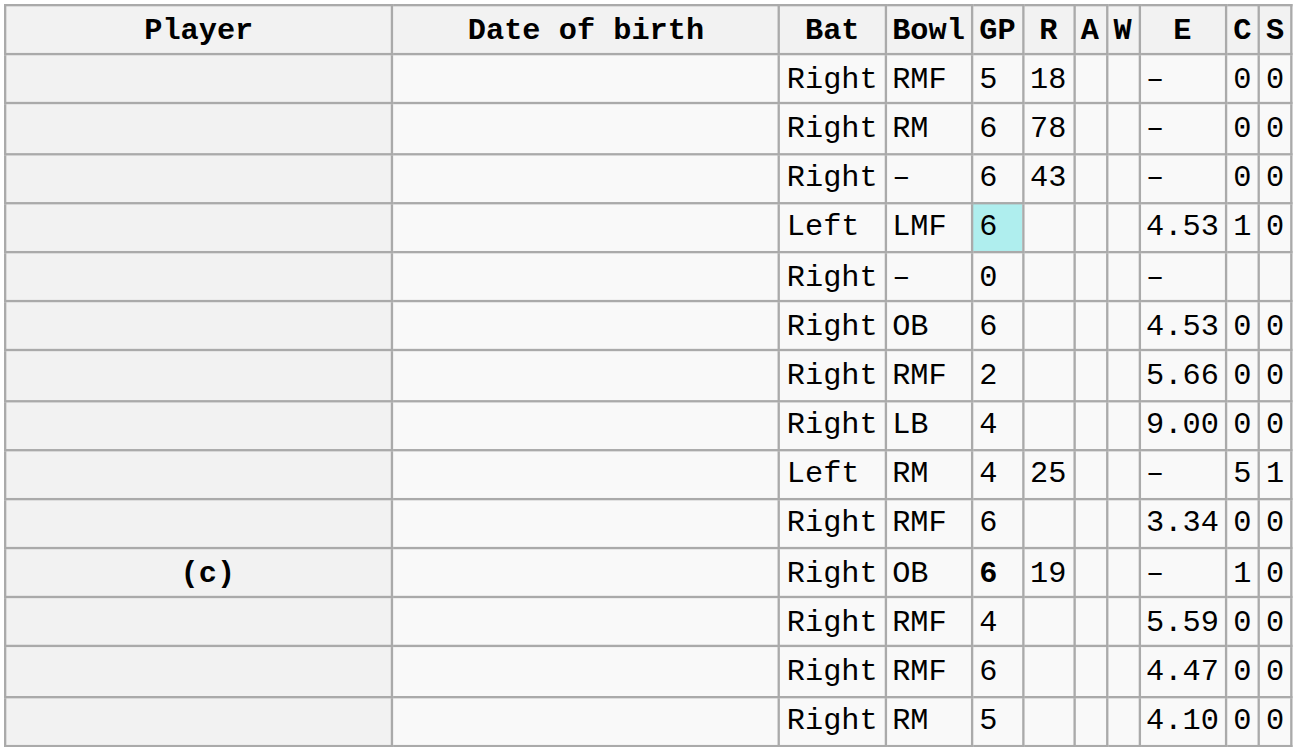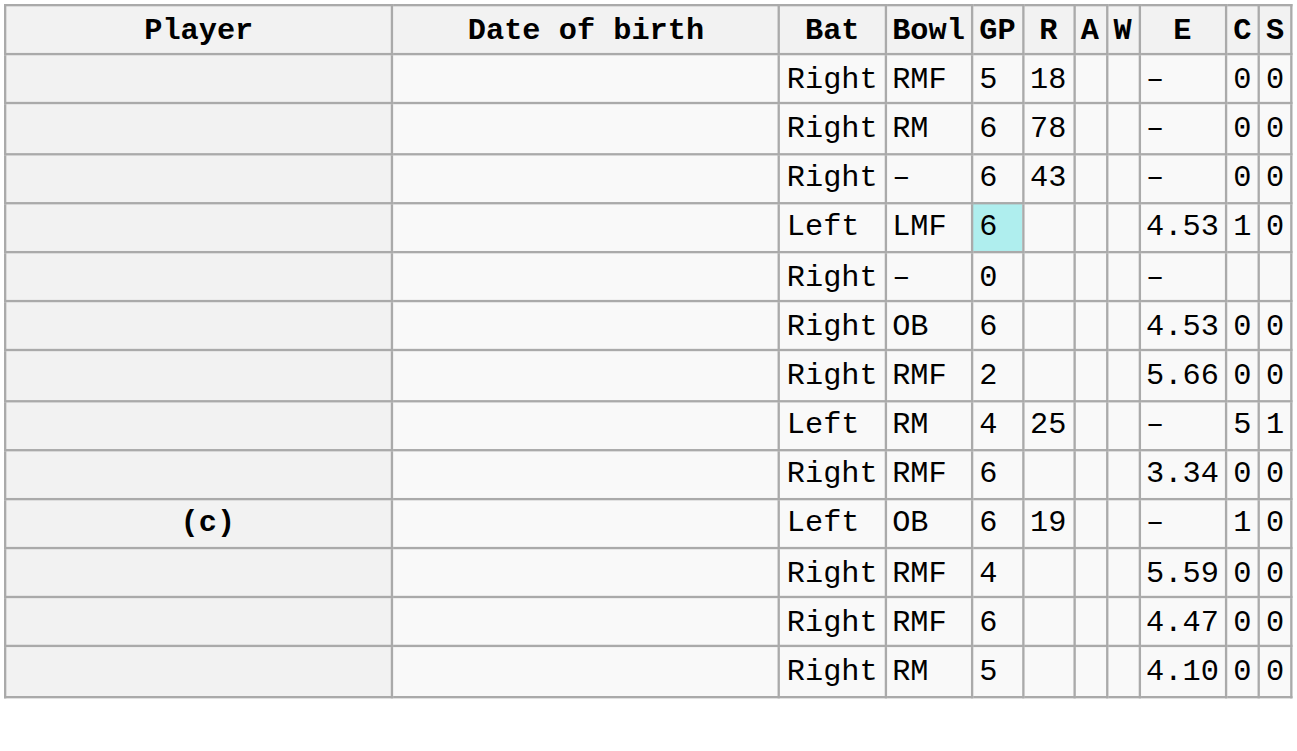- row: (199, 425)
(832, 573) Right -> (823, 524) Left
(988, 573) bold -> (988, 524) normal
